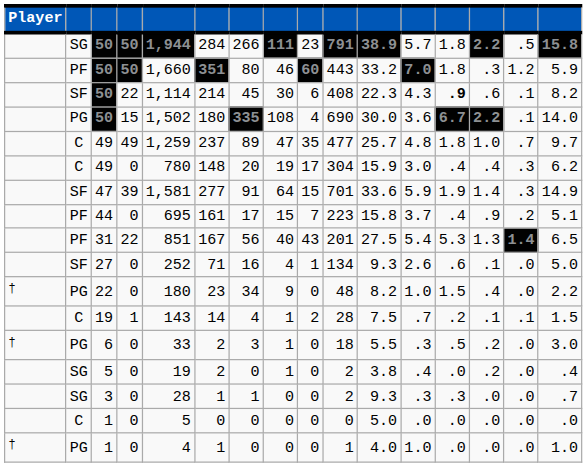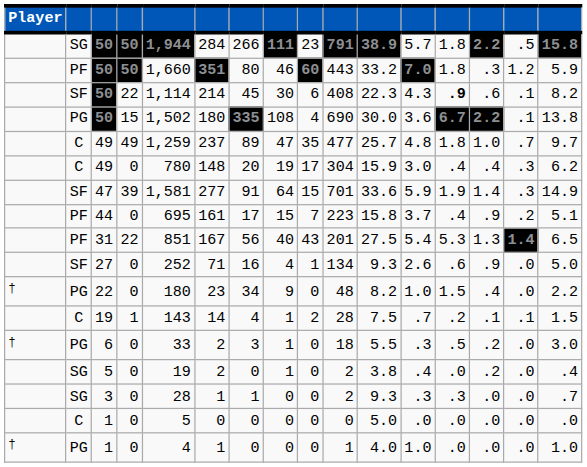(560, 119) 14.0 -> (560, 119) 13.8
(491, 265) .1 -> (491, 265) .9
